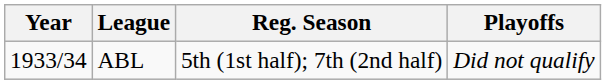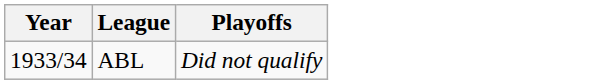- column: (312, 23)
